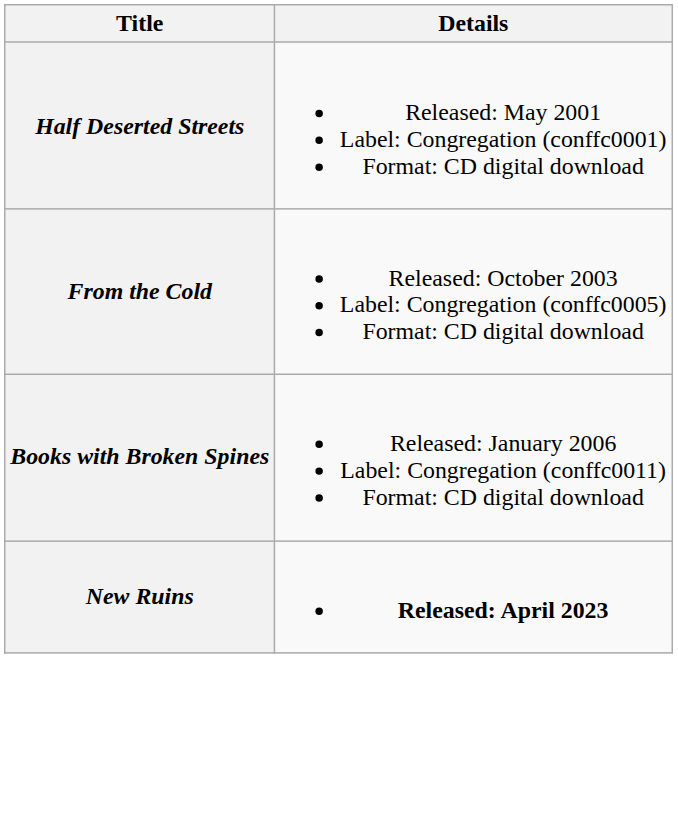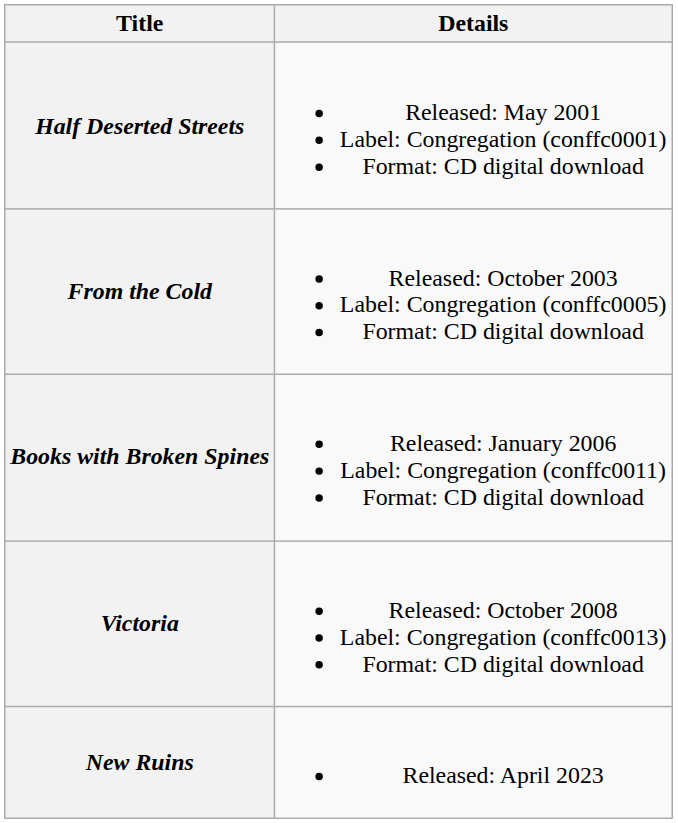+ row: (140, 623)
(473, 610) bold -> (473, 776) normal
